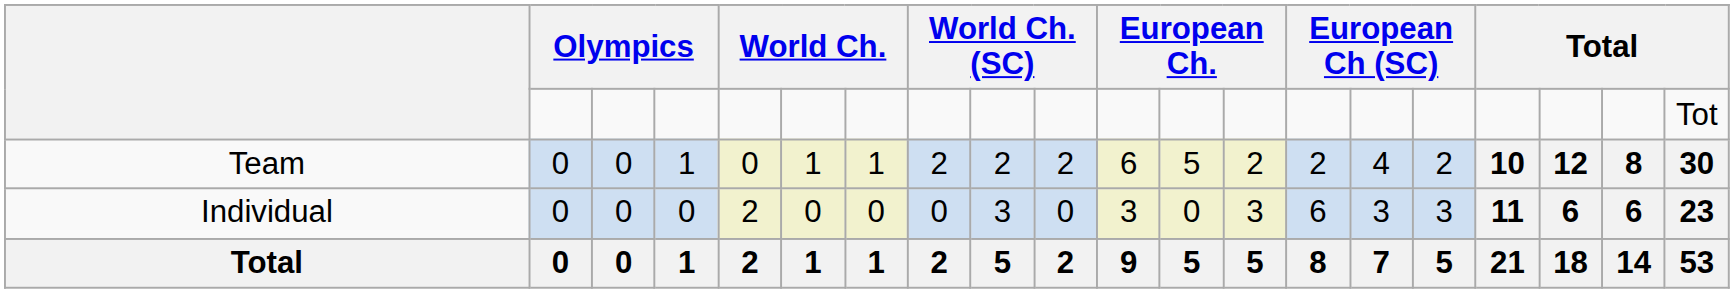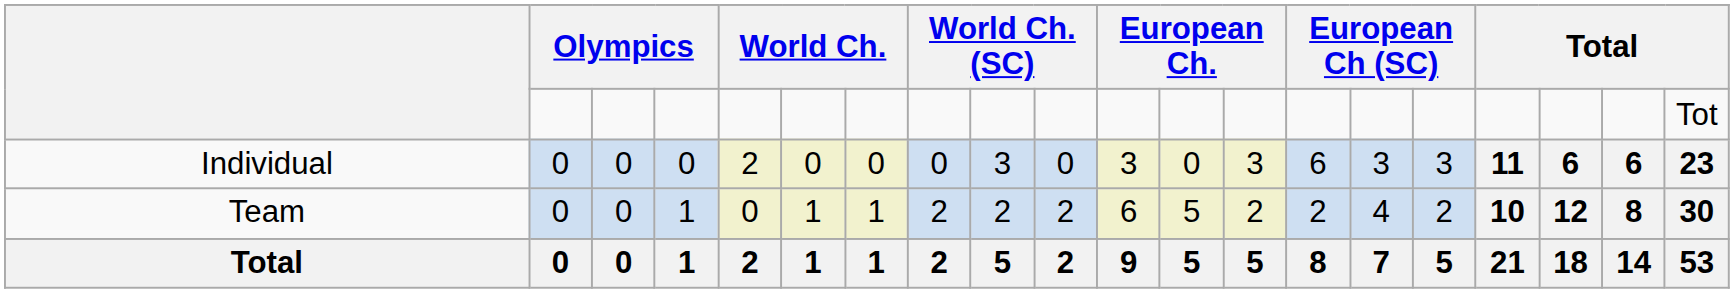rows swapped: (267, 212) <-> (267, 163)
